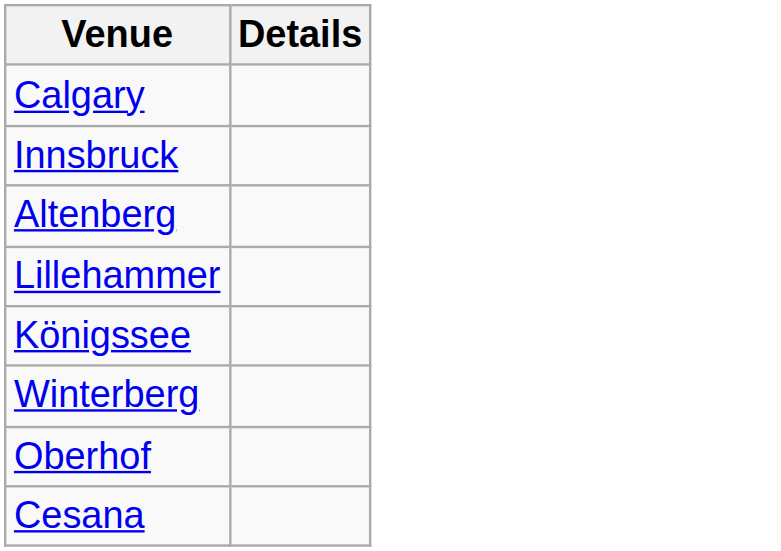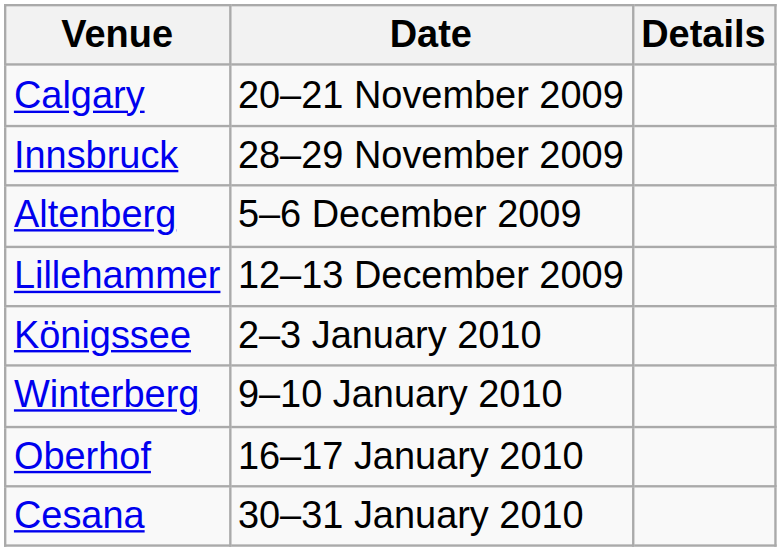+ column: (431, 34)
